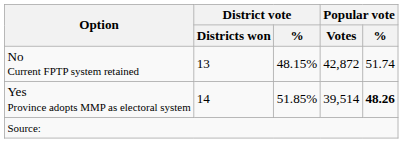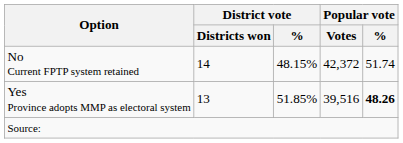(203, 63) 13 -> (203, 63) 14
(341, 63) 42,872 -> (341, 63) 42,372
(203, 99) 14 -> (203, 99) 13
(341, 99) 39,514 -> (341, 99) 39,516
